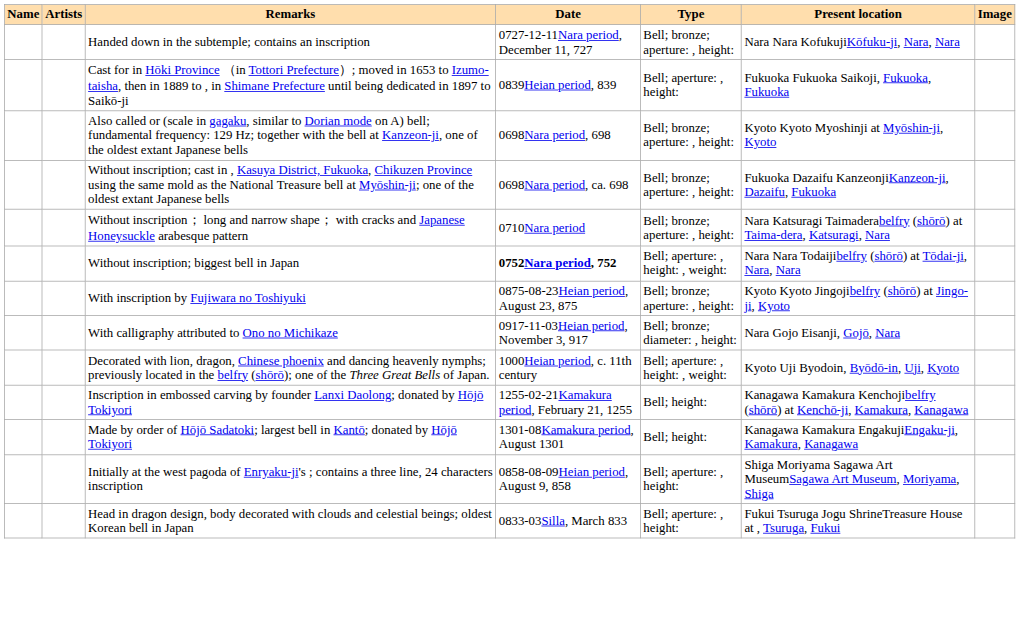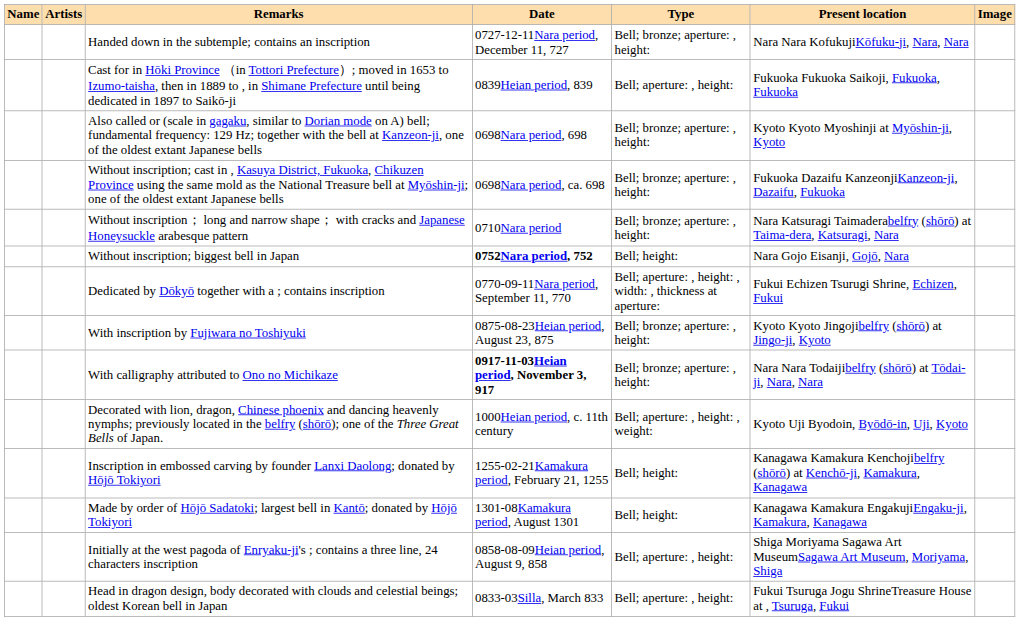(685, 263) Bell; aperture: , height: , weight: -> (646, 256) Bell; height:
(856, 263) Nara Nara Todaijibelfry (shōrō) at Tōdai-ji, Nara, Nara -> (831, 256) Nara Gojo Eisanji, Gojō, Nara
+ row: (236, 291)
(563, 333) normal -> (531, 374) bold
(690, 333) Bell; bronze; diameter: , height: -> (675, 374) Bell; bronze; aperture: , height:
(822, 333) Nara Gojo Eisanji, Gojō, Nara -> (859, 374) Nara Nara Todaijibelfry (shōrō) at Tōdai-ji, Nara, Nara
